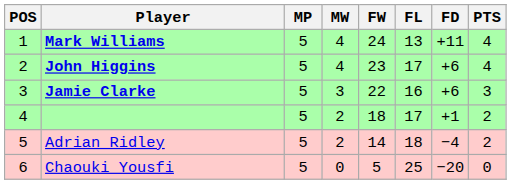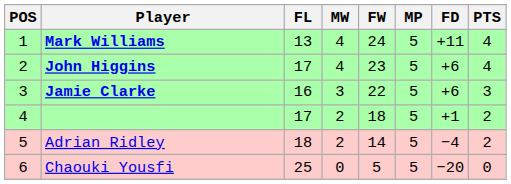columns swapped: (303, 17) <-> (413, 17)
